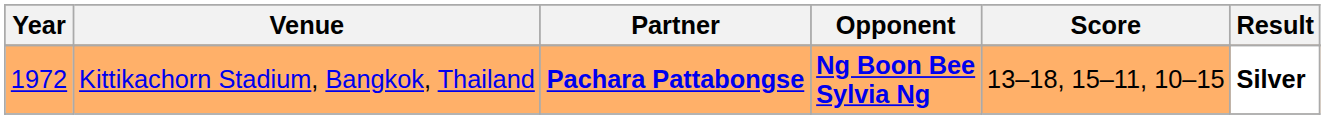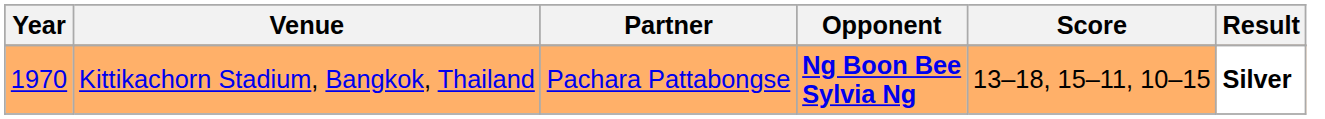(39, 79) 1972 -> (39, 79) 1970
(675, 79) bold -> (668, 79) normal
